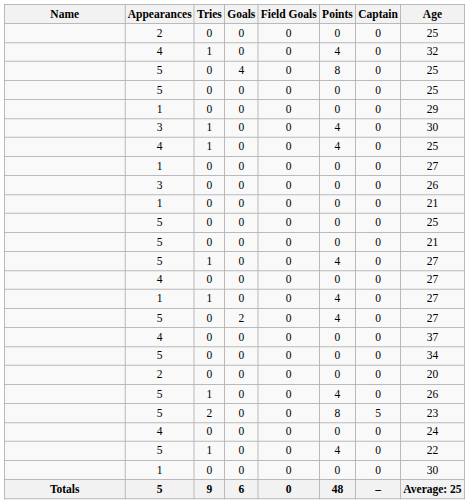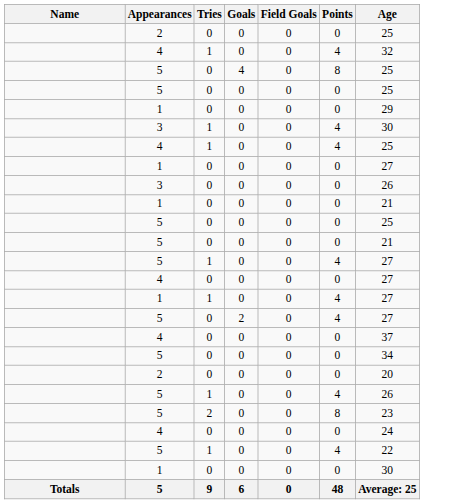- column: (378, 14)
